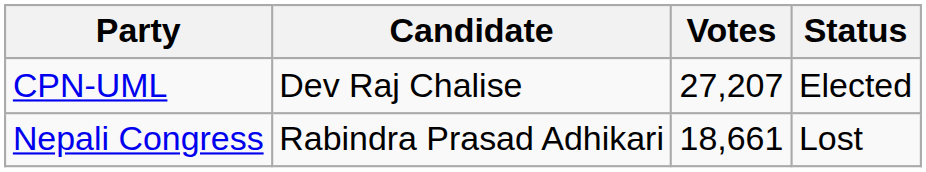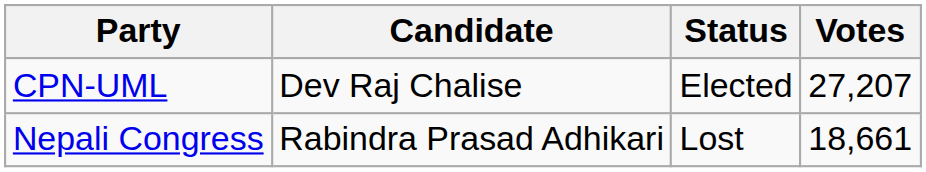columns swapped: (731, 31) <-> (856, 31)
